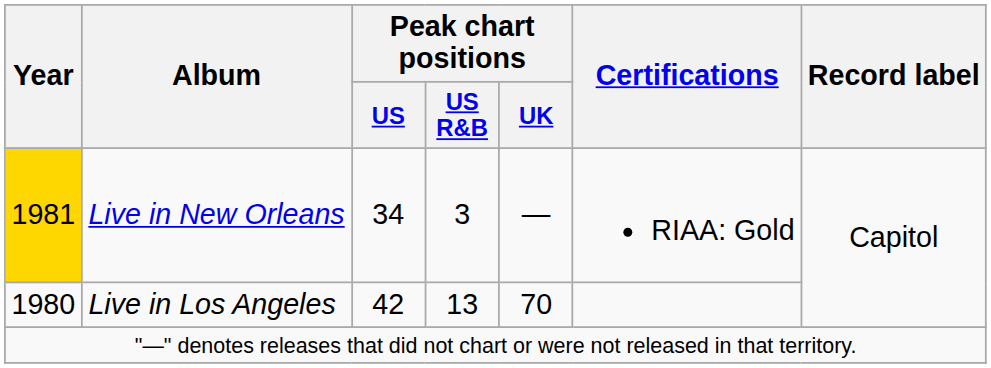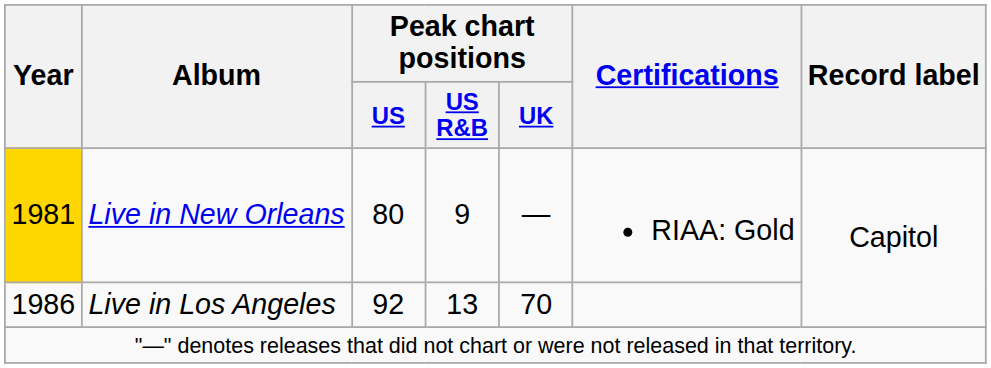(388, 214) 34 -> (388, 214) 80
(462, 214) 3 -> (462, 214) 9
(43, 304) 1980 -> (43, 304) 1986
(388, 304) 42 -> (388, 304) 92
